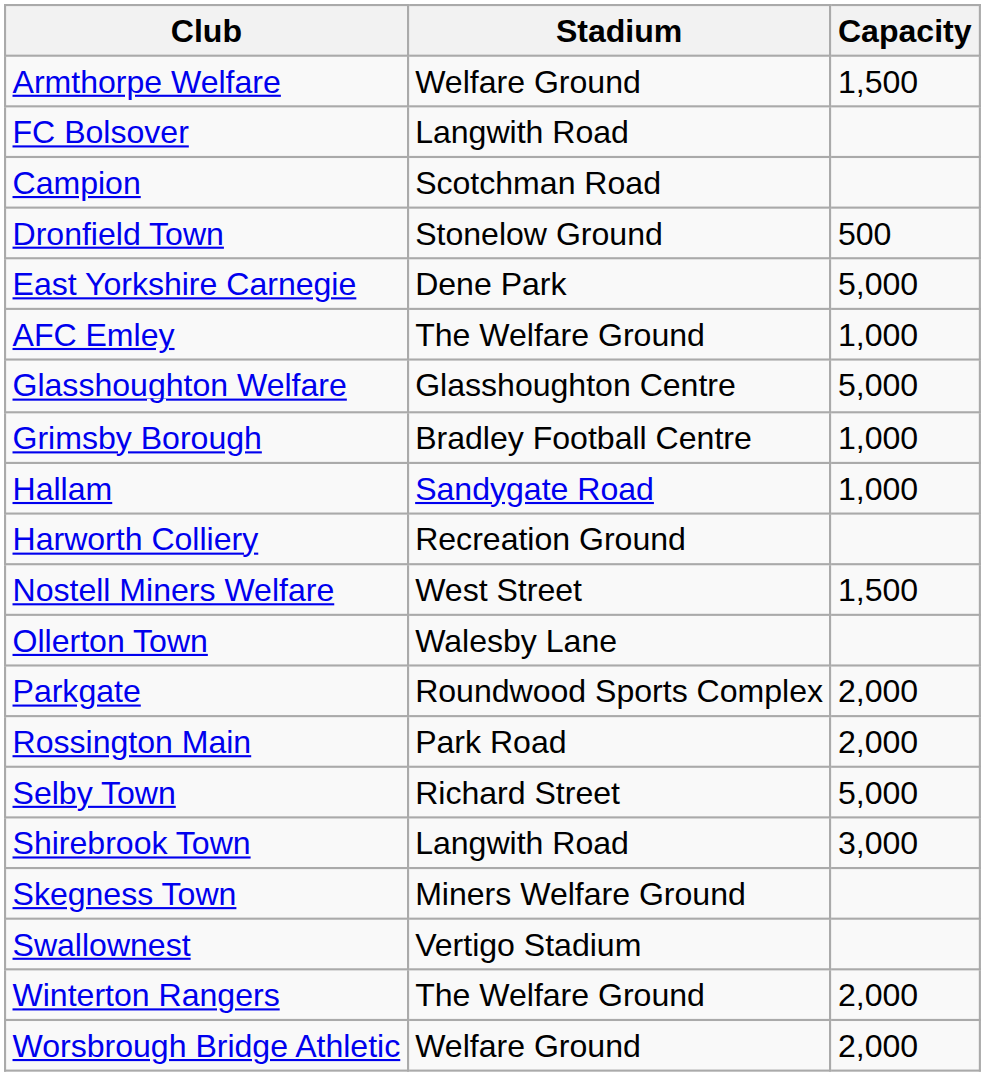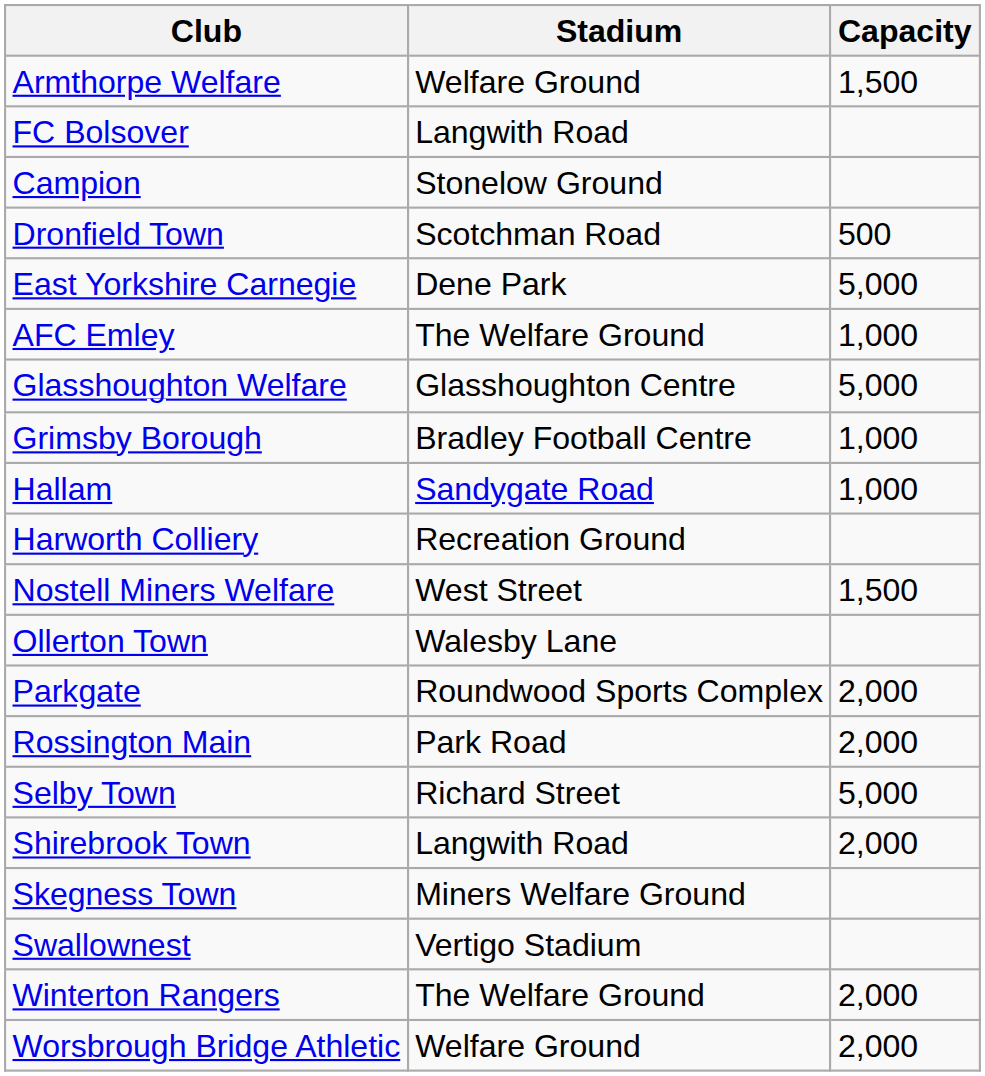(538, 183) Scotchman Road -> (539, 183) Stonelow Ground
(539, 234) Stonelow Ground -> (538, 234) Scotchman Road
(878, 843) 3,000 -> (878, 843) 2,000
